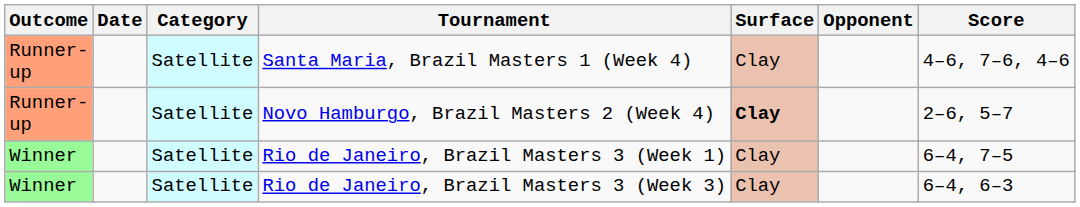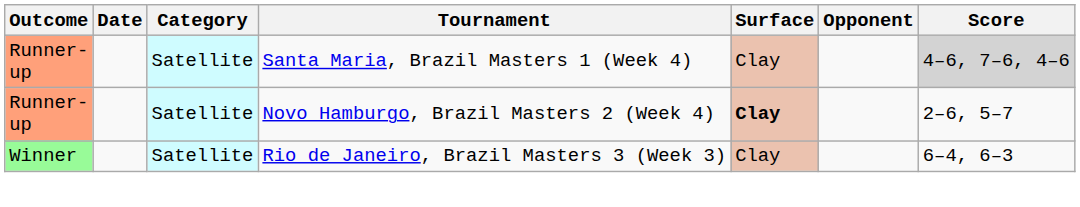(996, 62) no background -> (996, 62) lightgrey background
- row: (494, 156)
